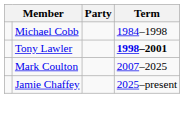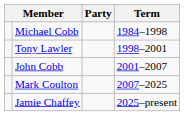(142, 48) bold -> (142, 48) normal
+ row: (39, 66)
